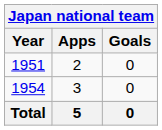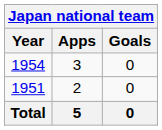rows swapped: (28, 64) <-> (28, 88)
